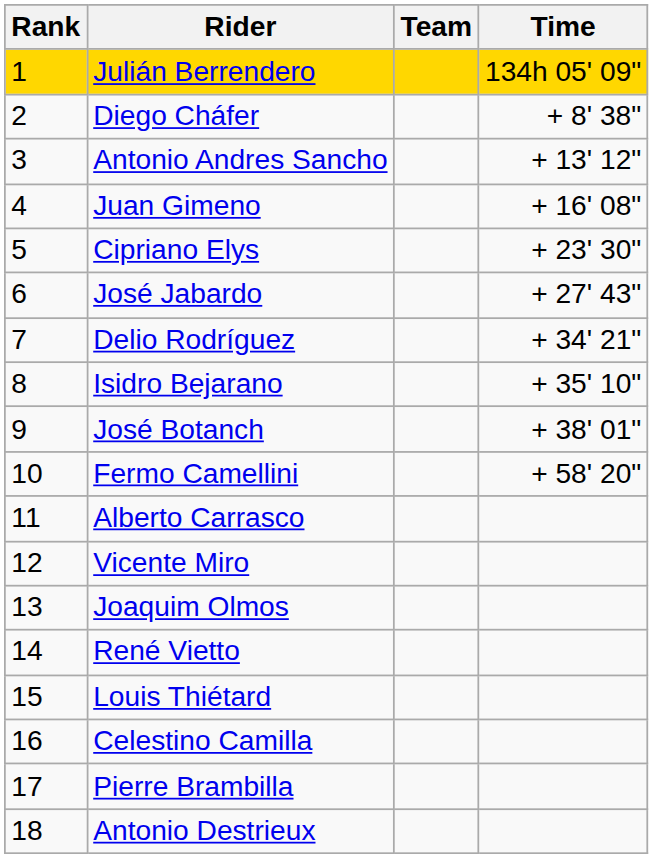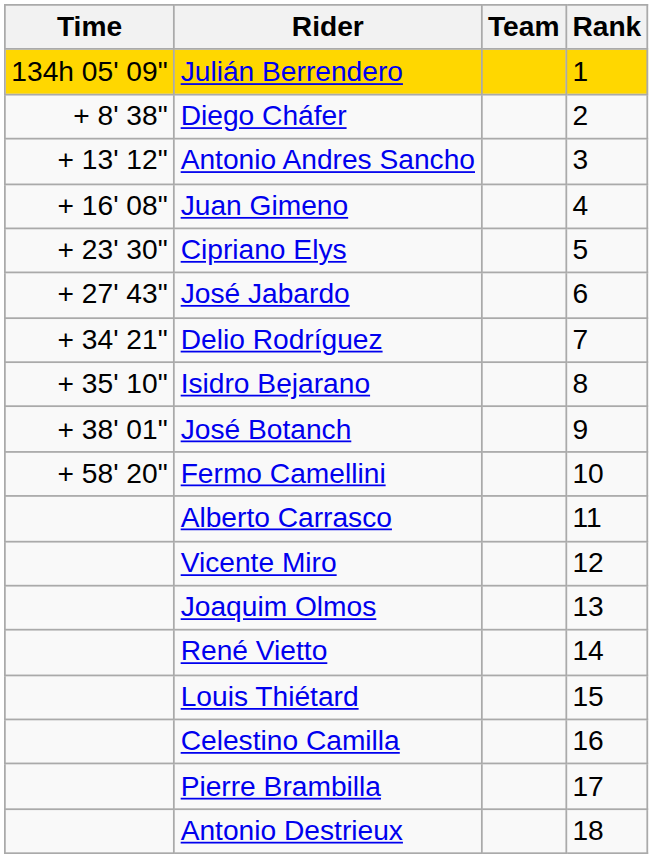columns swapped: (46, 26) <-> (563, 26)
